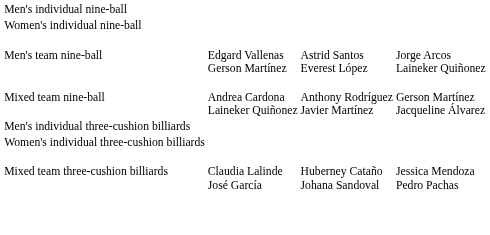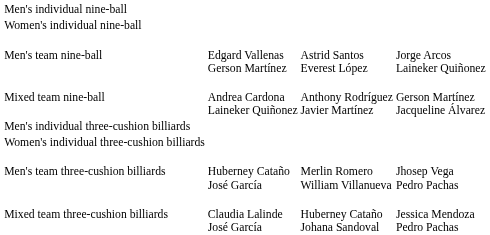+ row: (85, 171)
